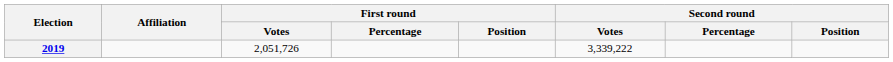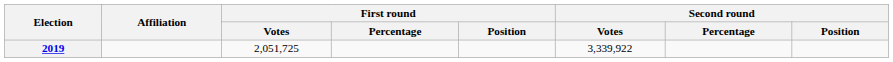(276, 48) 2,051,726 -> (276, 48) 2,051,725
(610, 48) 3,339,222 -> (610, 48) 3,339,922
